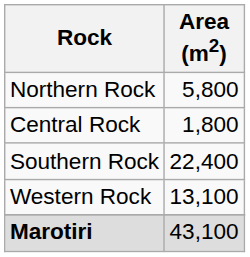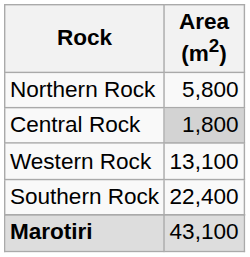(210, 125) no background -> (210, 125) lightgrey background
rows swapped: (85, 161) <-> (81, 196)
